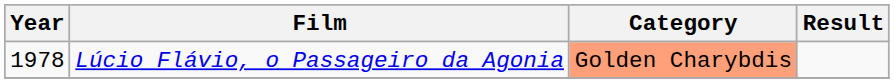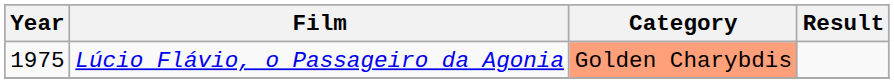(37, 60) 1978 -> (37, 60) 1975
